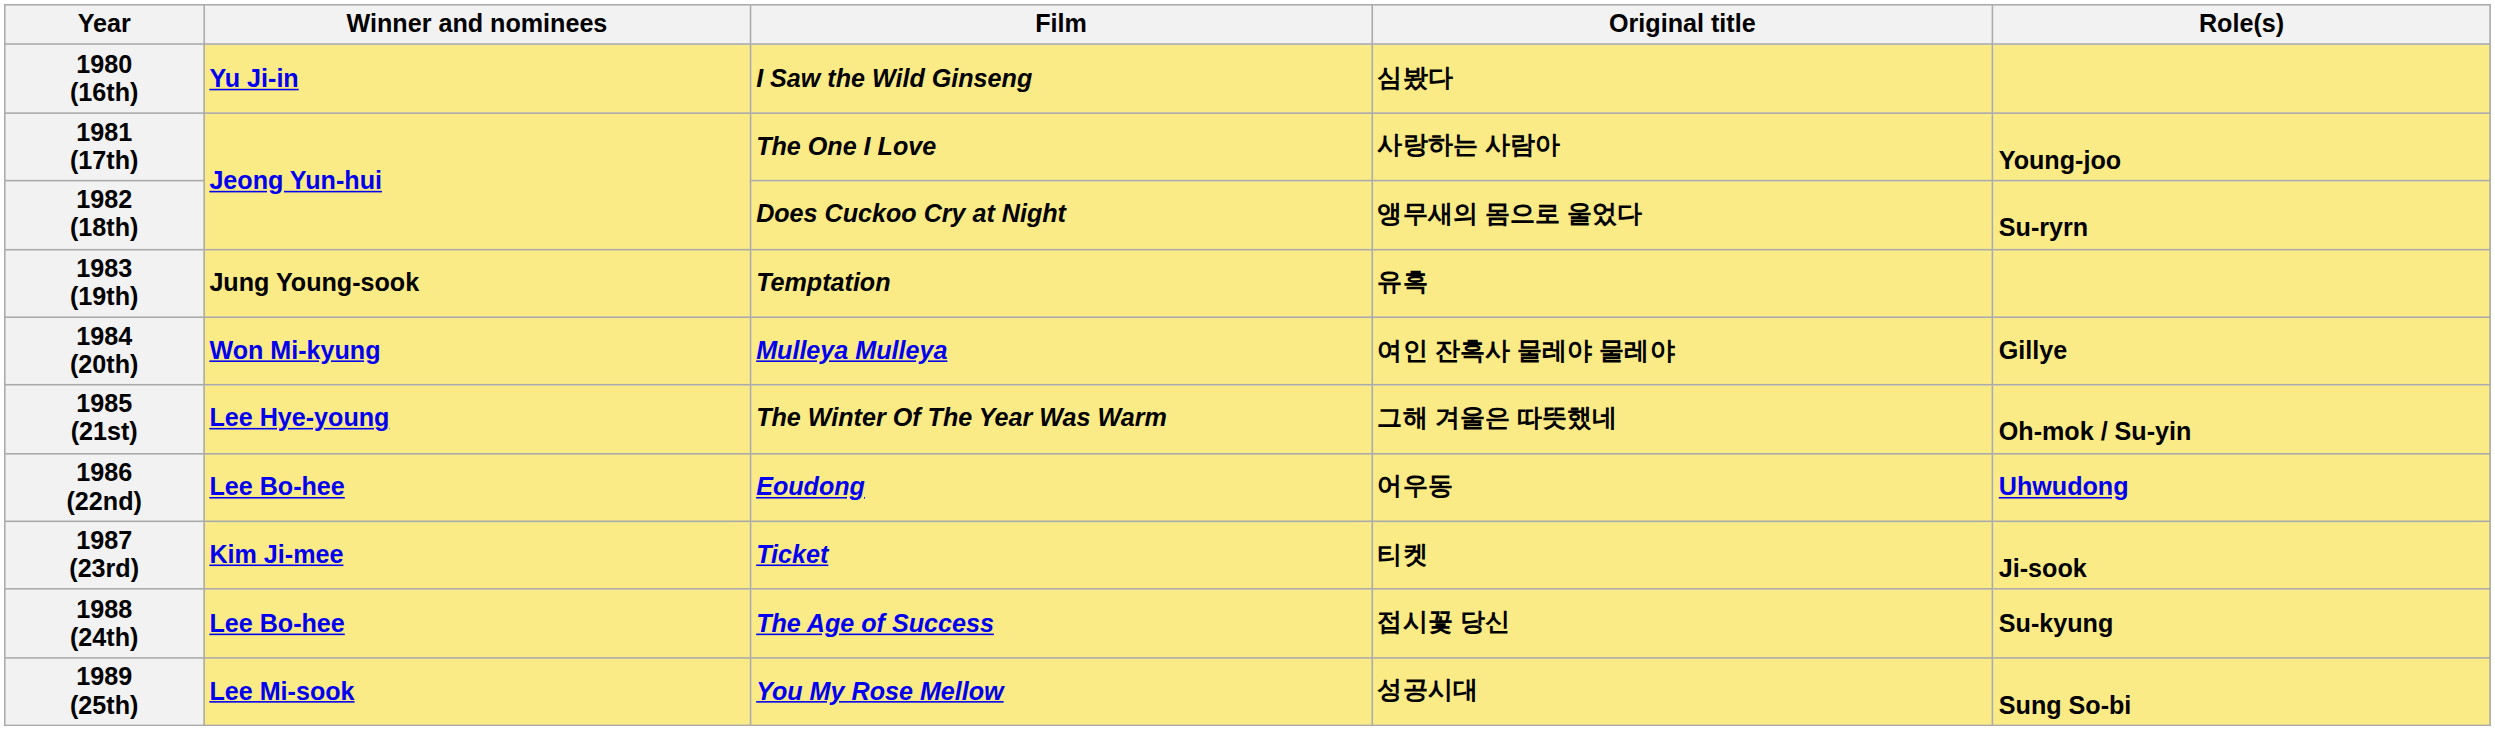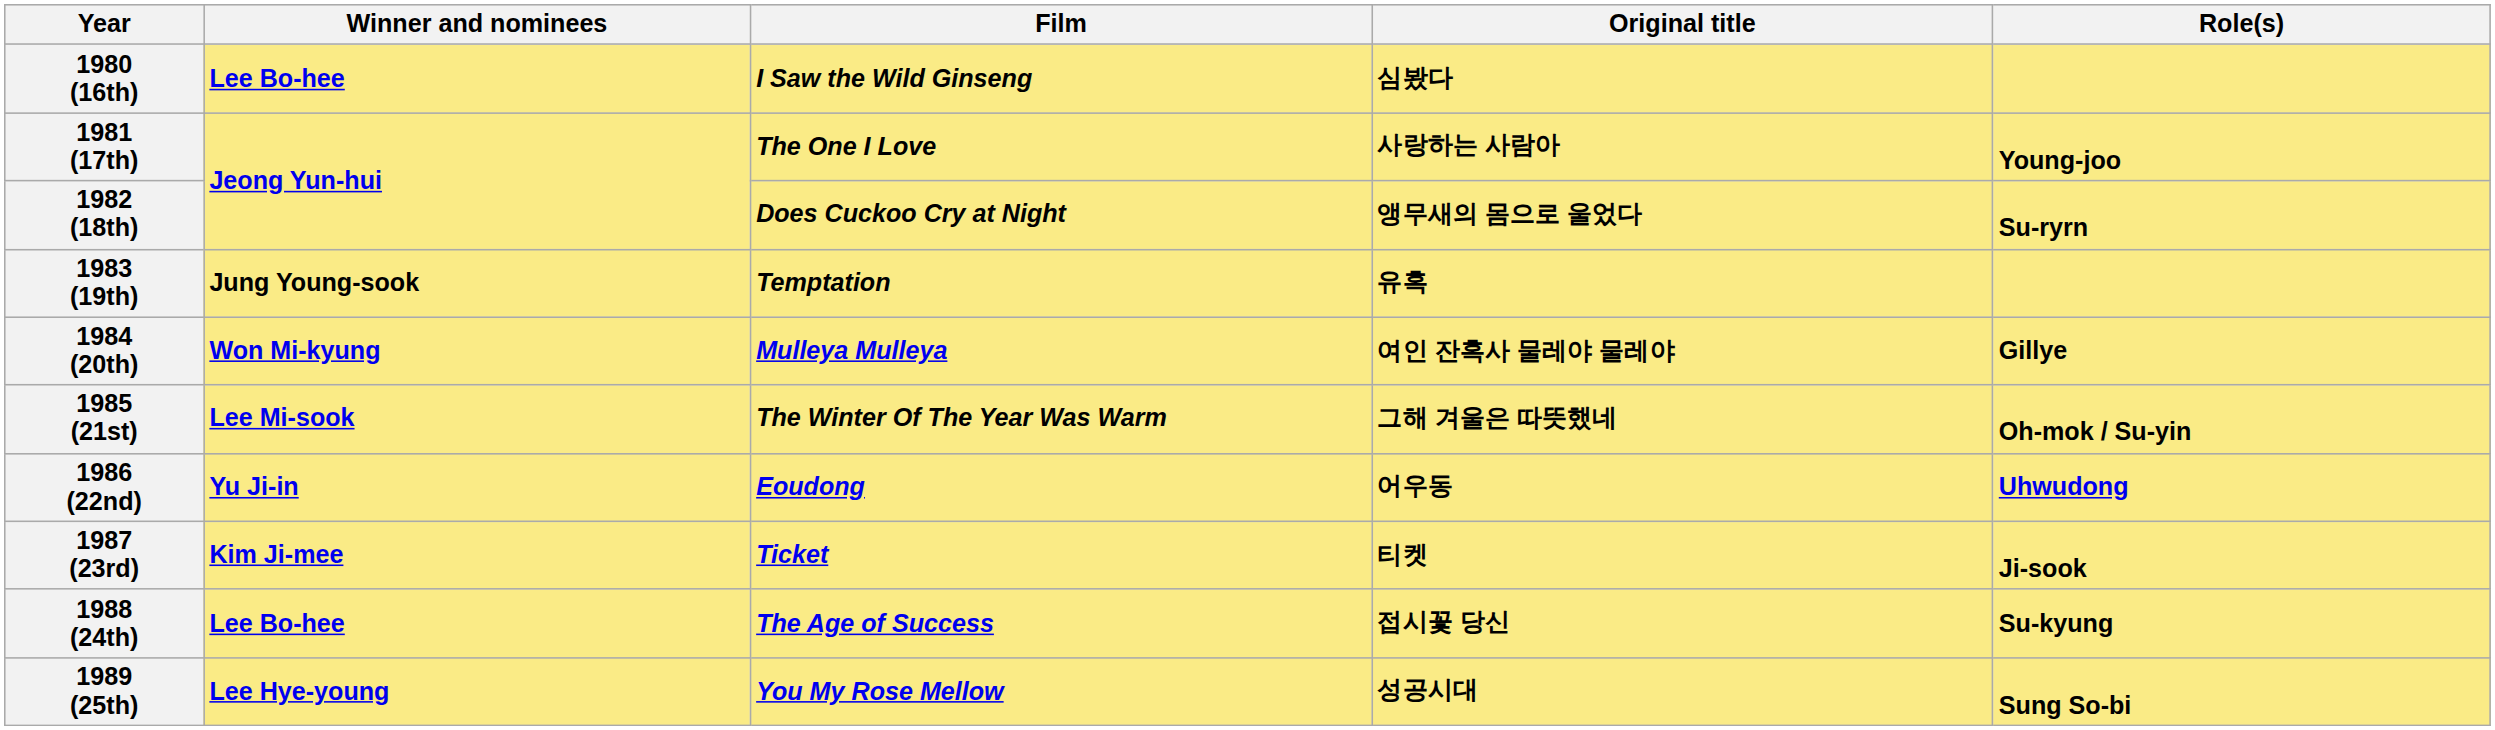(254, 78) Yu Ji-in -> (277, 78) Lee Bo-hee
(299, 418) Lee Hye-young -> (282, 418) Lee Mi-sook
(277, 486) Lee Bo-hee -> (254, 486) Yu Ji-in
(282, 691) Lee Mi-sook -> (299, 691) Lee Hye-young
